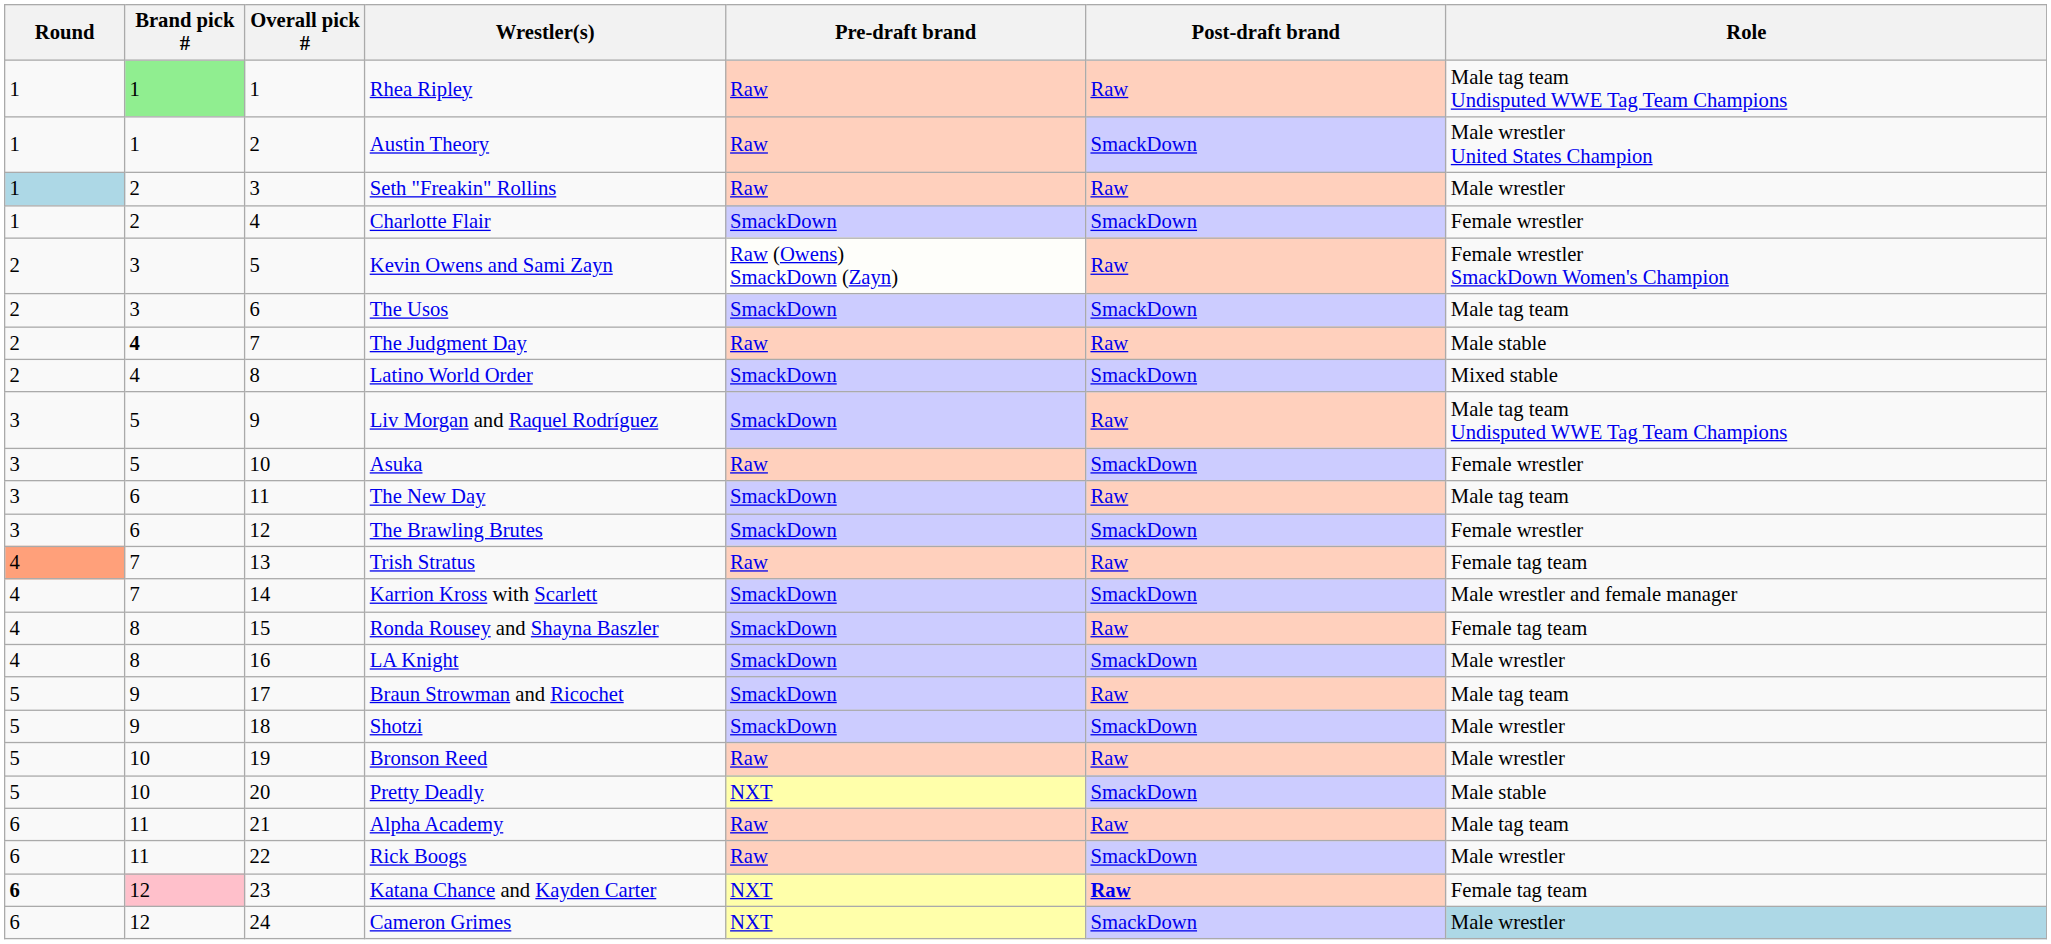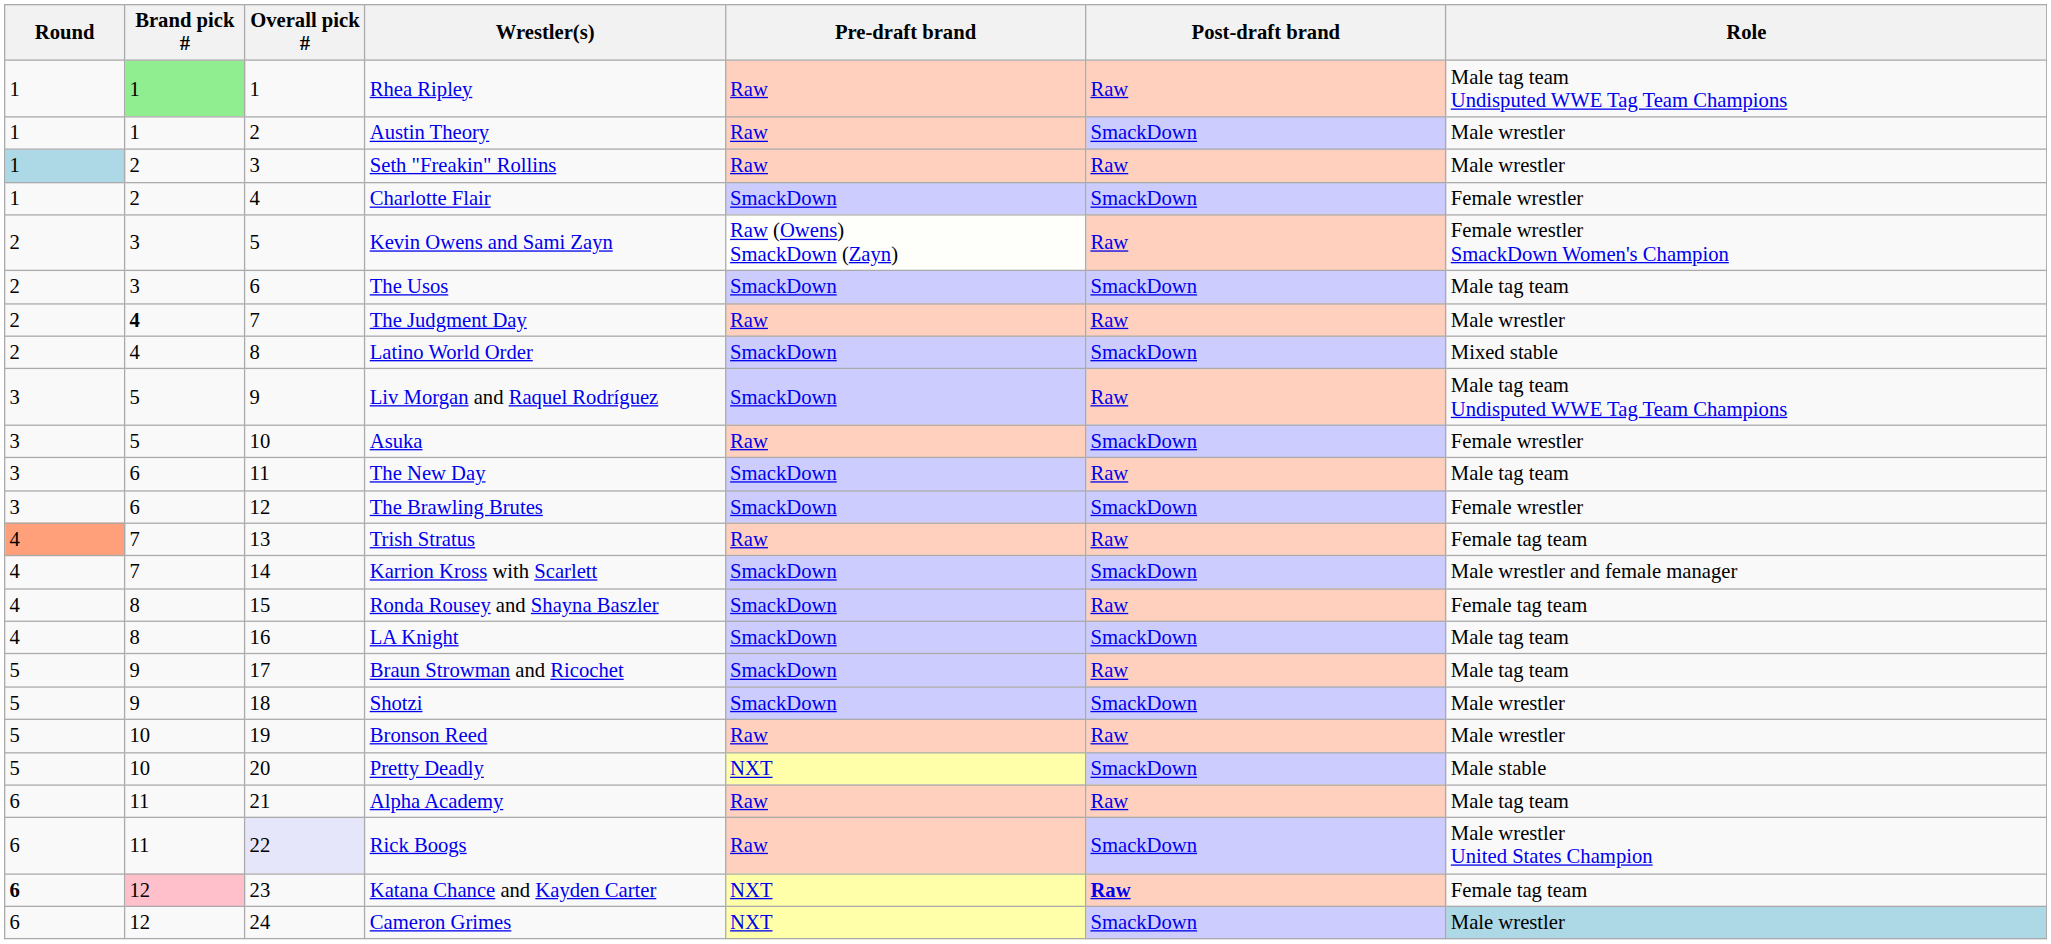(1552, 144) Male wrestler United States Champion -> (1508, 132) Male wrestler
(1499, 342) Male stable -> (1508, 319) Male wrestler
(1508, 660) Male wrestler -> (1510, 637) Male tag team
(260, 857) no background -> (260, 845) lavender background
(1508, 857) Male wrestler -> (1552, 845) Male wrestler United States Champion
